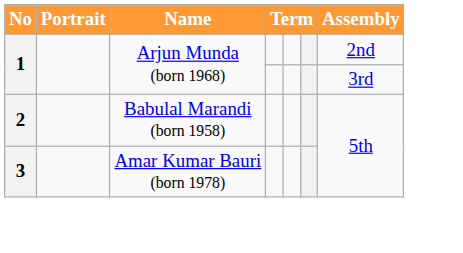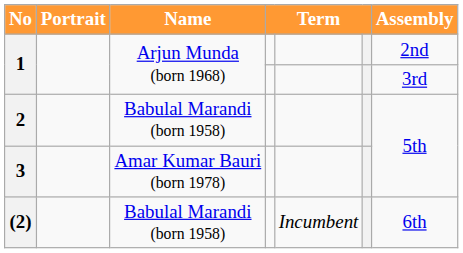+ row: (20, 222)
